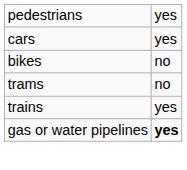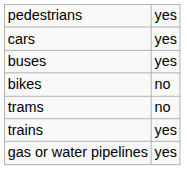+ row: (27, 61)
(166, 130) bold -> (166, 152) normal
